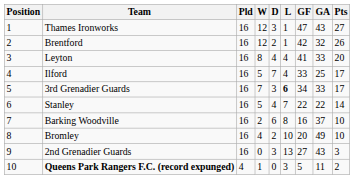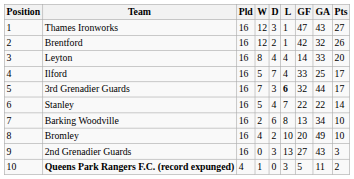(302, 58) 41 -> (302, 58) 14
(302, 89) 34 -> (302, 89) 32
(320, 89) 33 -> (320, 89) 44
(302, 120) 16 -> (302, 120) 13
(320, 120) 37 -> (320, 120) 34
